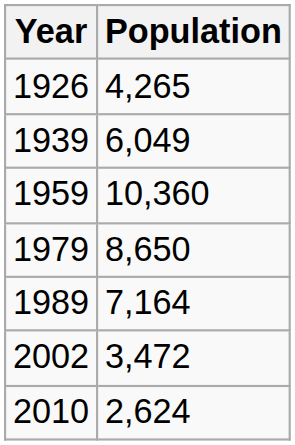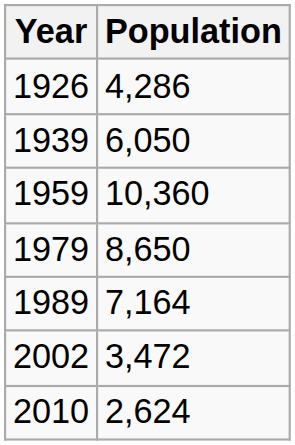(148, 85) 4,265 -> (148, 85) 4,286
(148, 140) 6,049 -> (148, 140) 6,050
